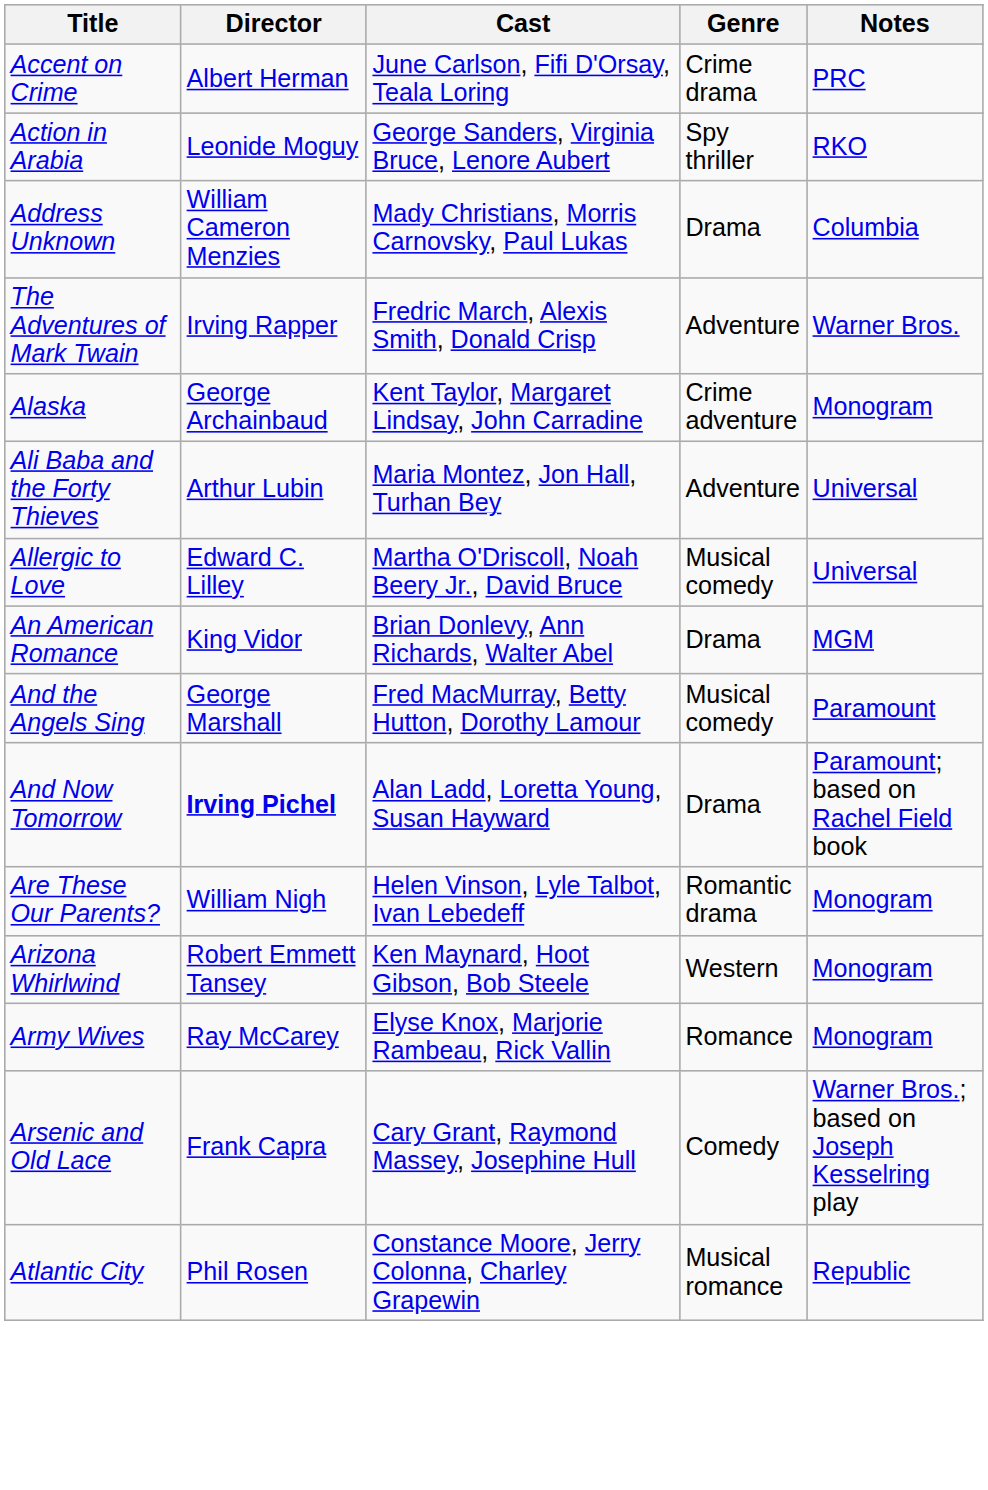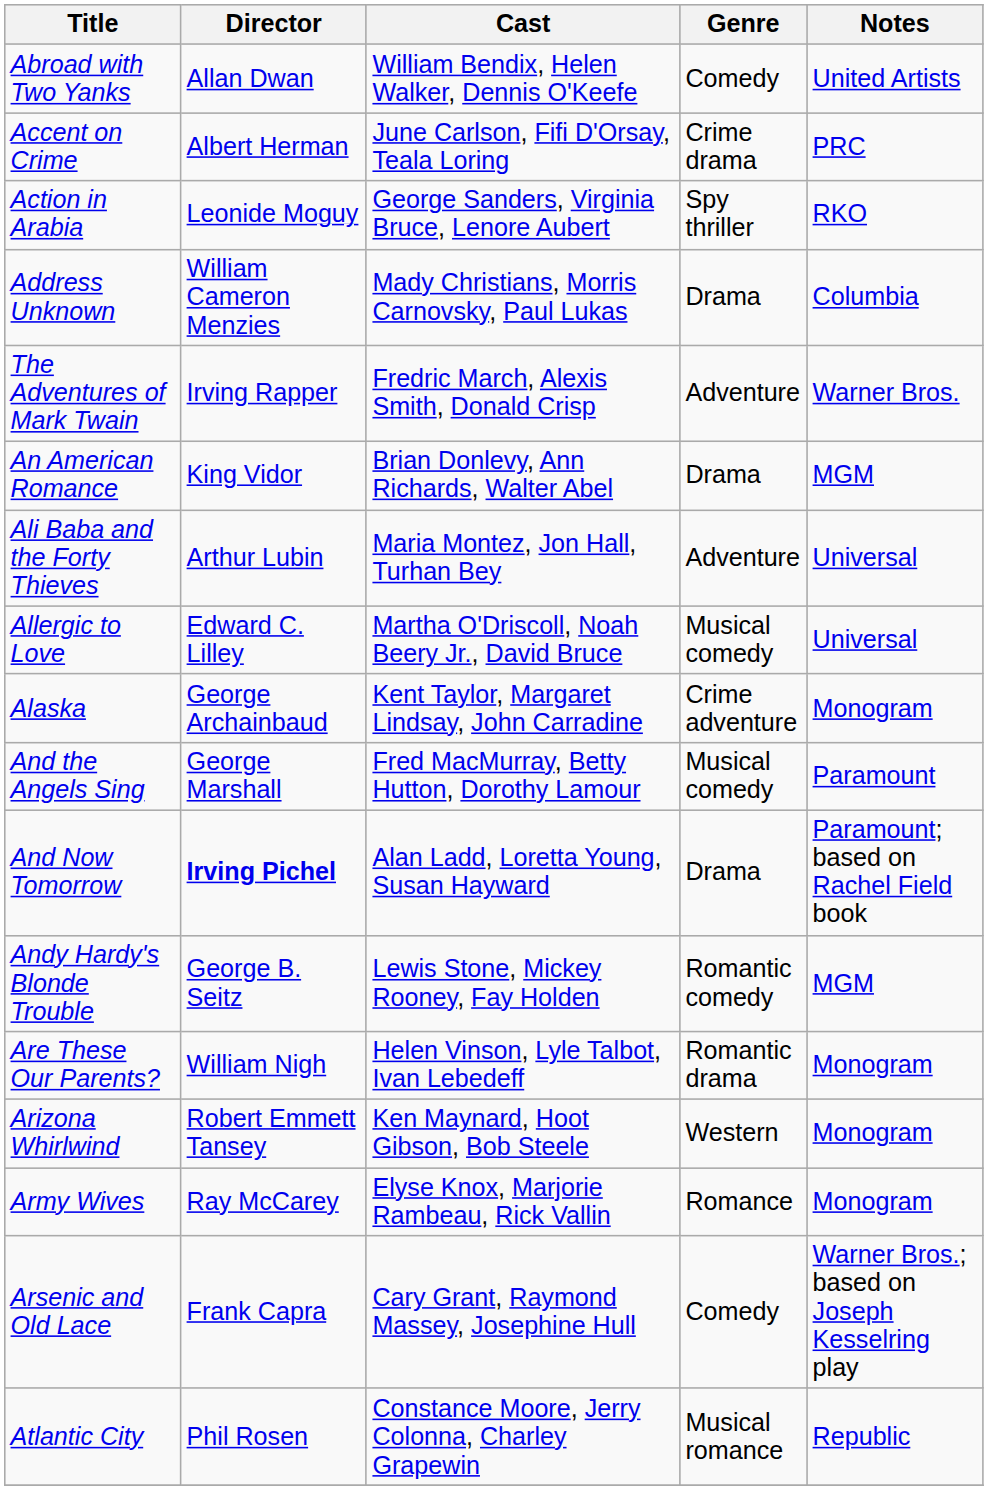+ row: (77, 78)
rows swapped: (48, 407) <-> (82, 639)
+ row: (85, 982)
